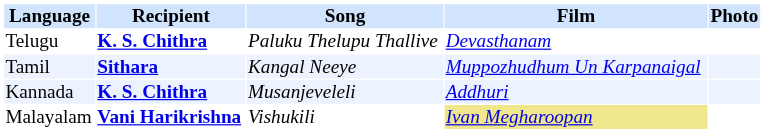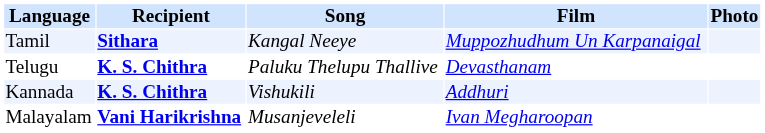rows swapped: (28, 66) <-> (32, 41)
(302, 91) Musanjeveleli -> (281, 91) Vishukili
(281, 116) Vishukili -> (302, 116) Musanjeveleli
(519, 116) khaki background -> (519, 116) no background
